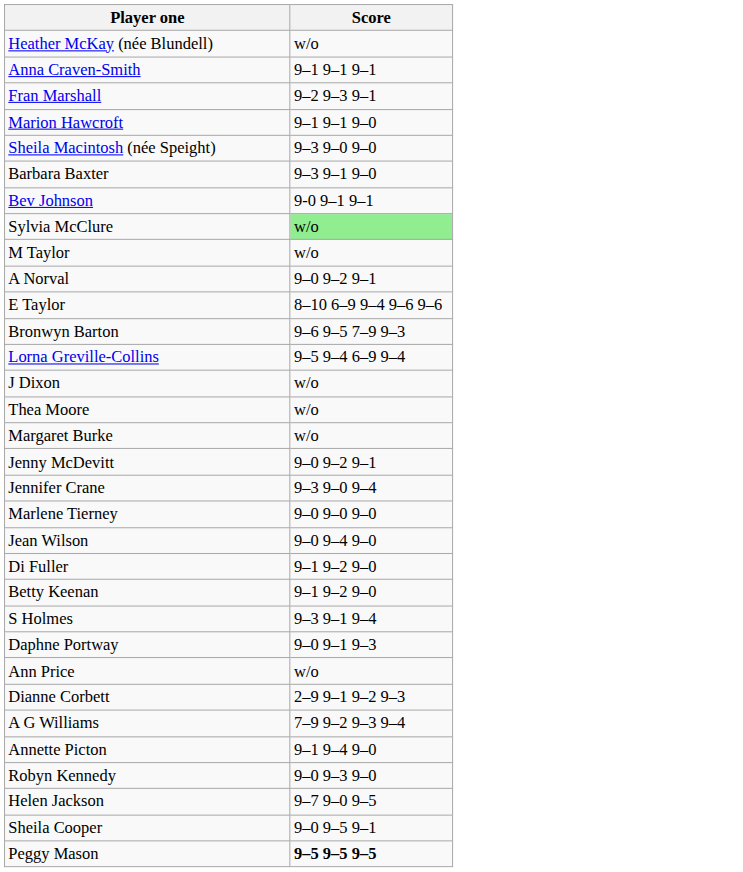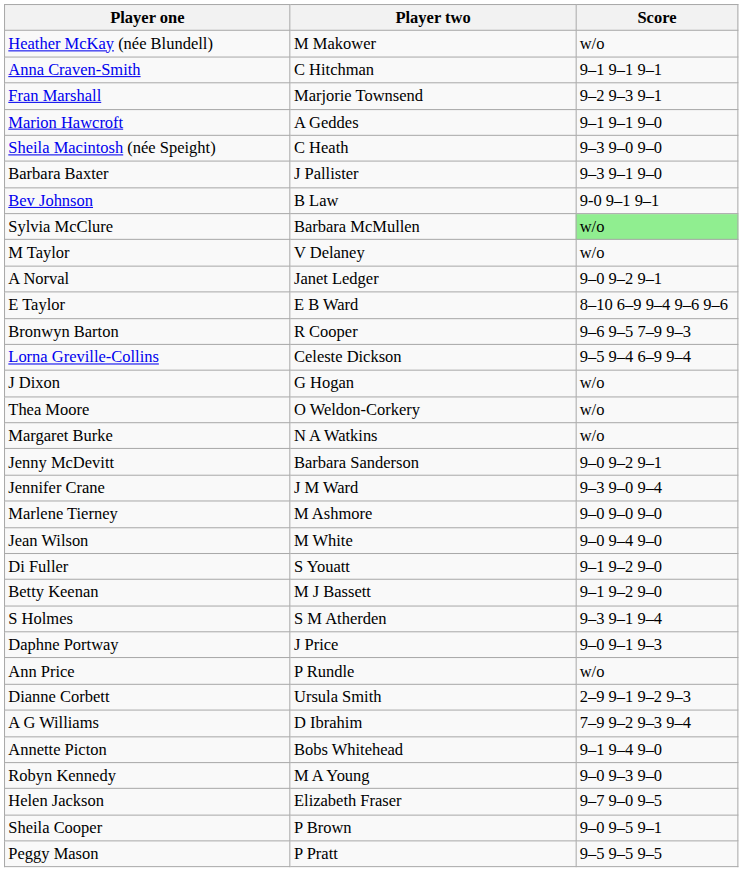+ column: (433, 17)
(335, 853) bold -> (621, 853) normal
